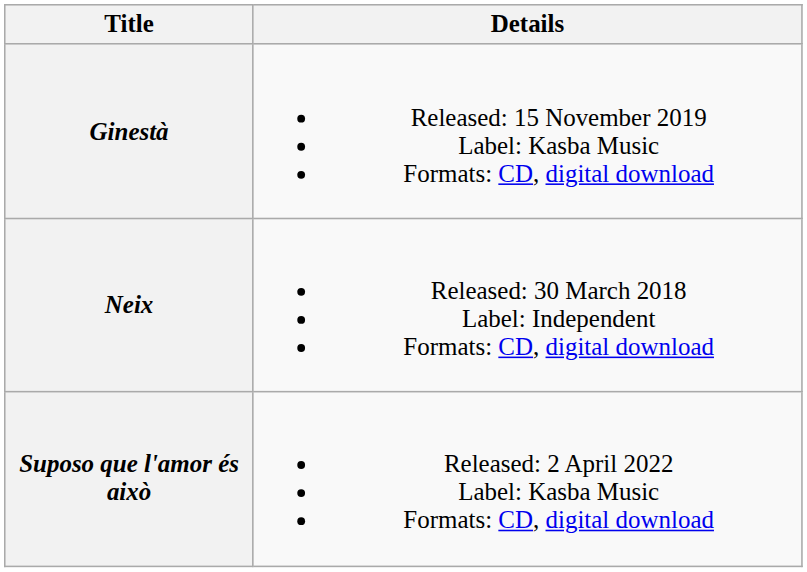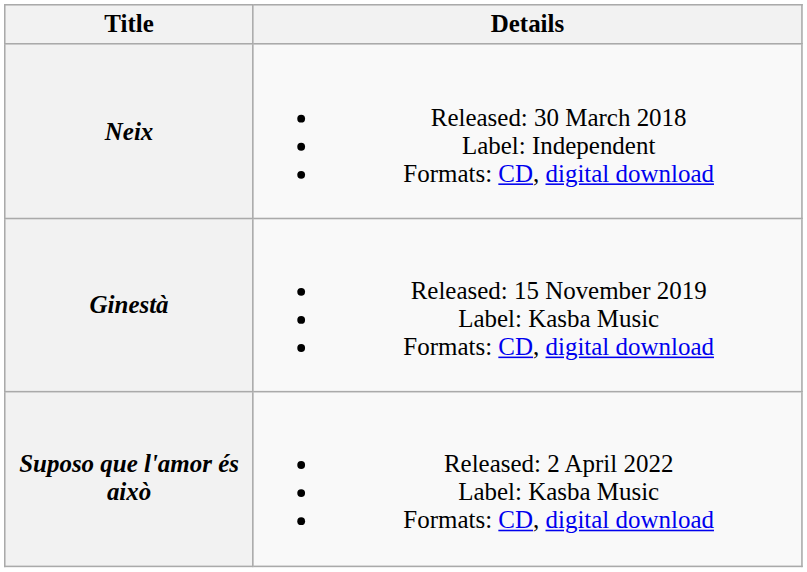rows swapped: (129, 304) <-> (129, 130)
